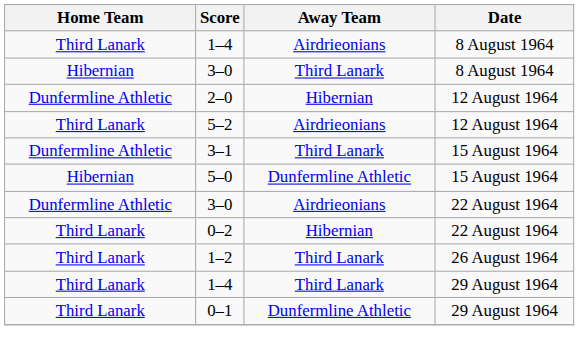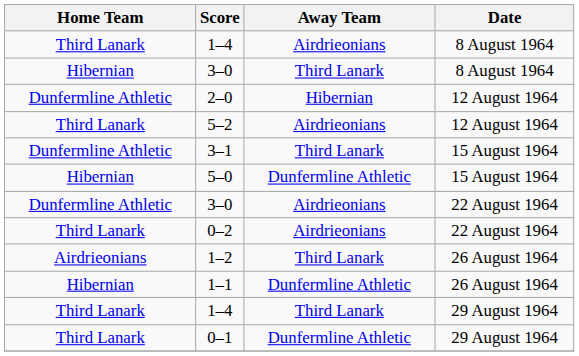(339, 230) Hibernian -> (339, 230) Airdrieonians
(100, 257) Third Lanark -> (100, 257) Airdrieonians
+ row: (220, 284)
